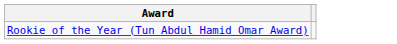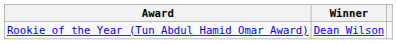+ column: (349, 13)
